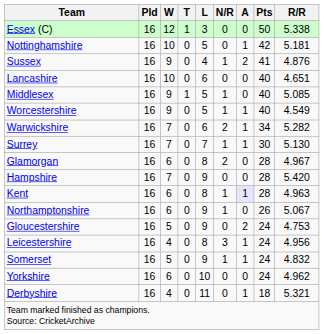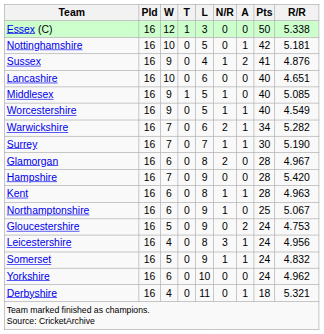(297, 144) 5.130 -> (297, 144) 5.190
(245, 194) lavender background -> (245, 194) no background
(264, 210) 26 -> (264, 210) 25
